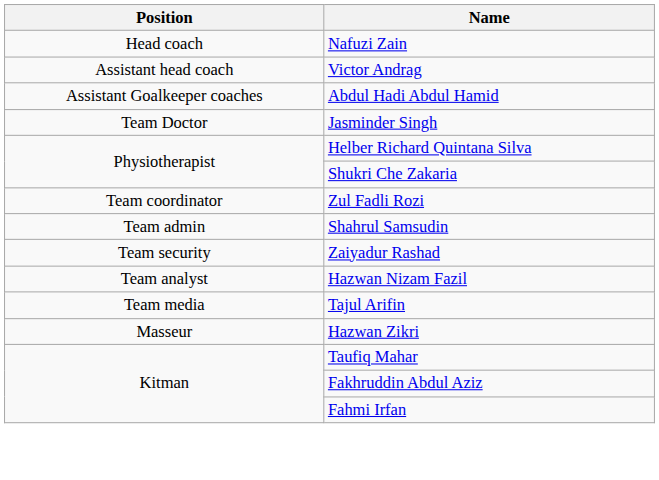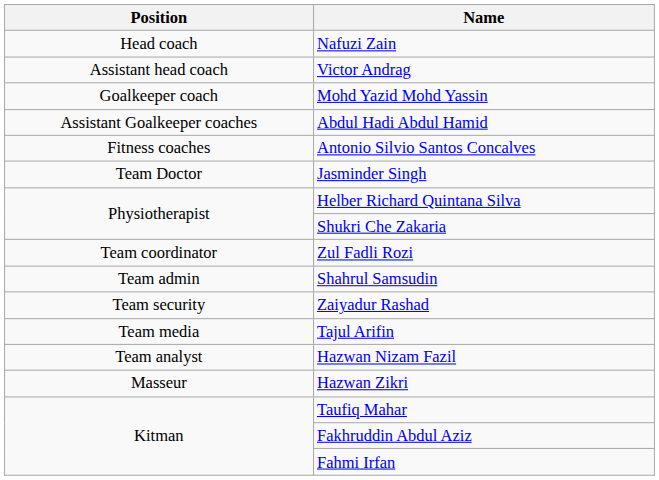+ row: (402, 95)
+ row: (426, 148)
rows swapped: (366, 305) <-> (397, 278)
